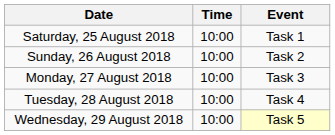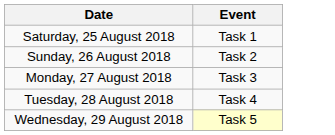- column: (217, 15)
